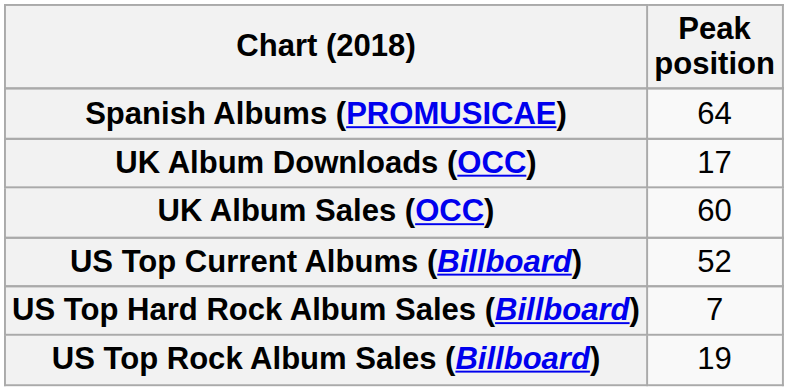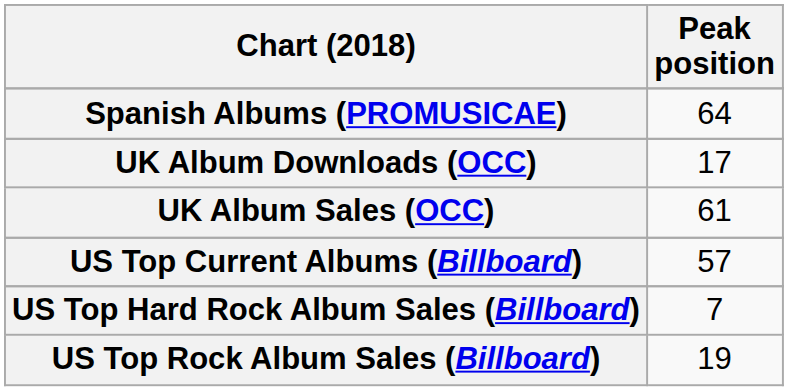(715, 211) 60 -> (715, 211) 61
(715, 260) 52 -> (715, 260) 57
